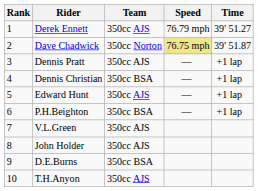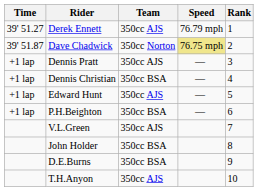columns swapped: (18, 12) <-> (233, 12)
(128, 145) 350cc AJS -> (144, 145) 350cc BSA
